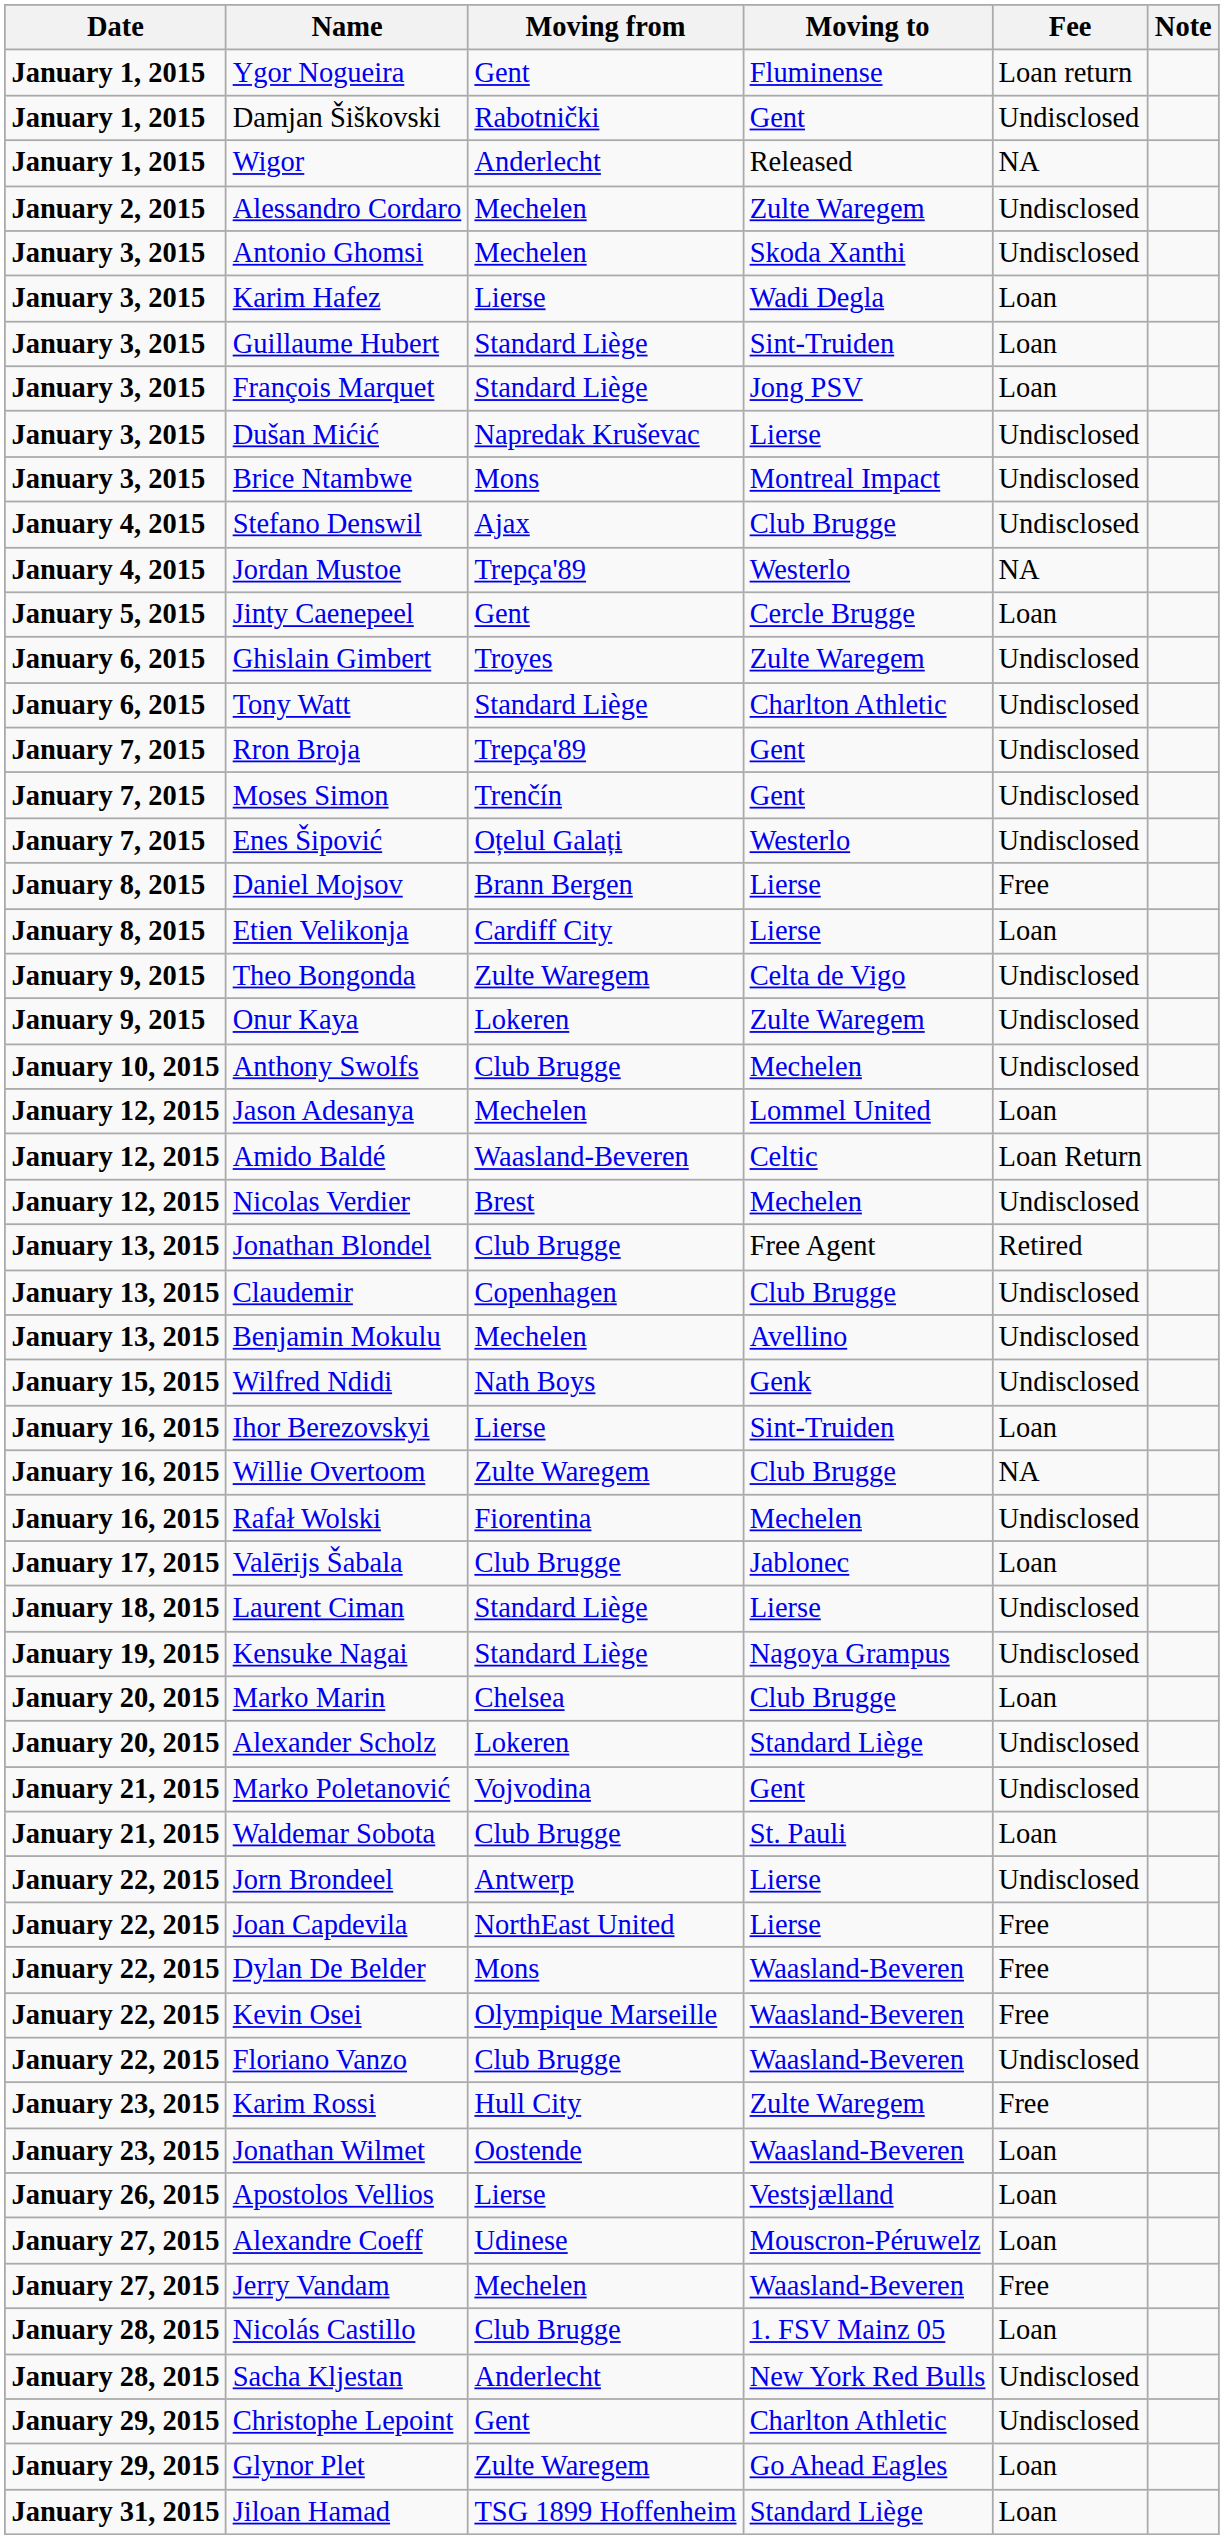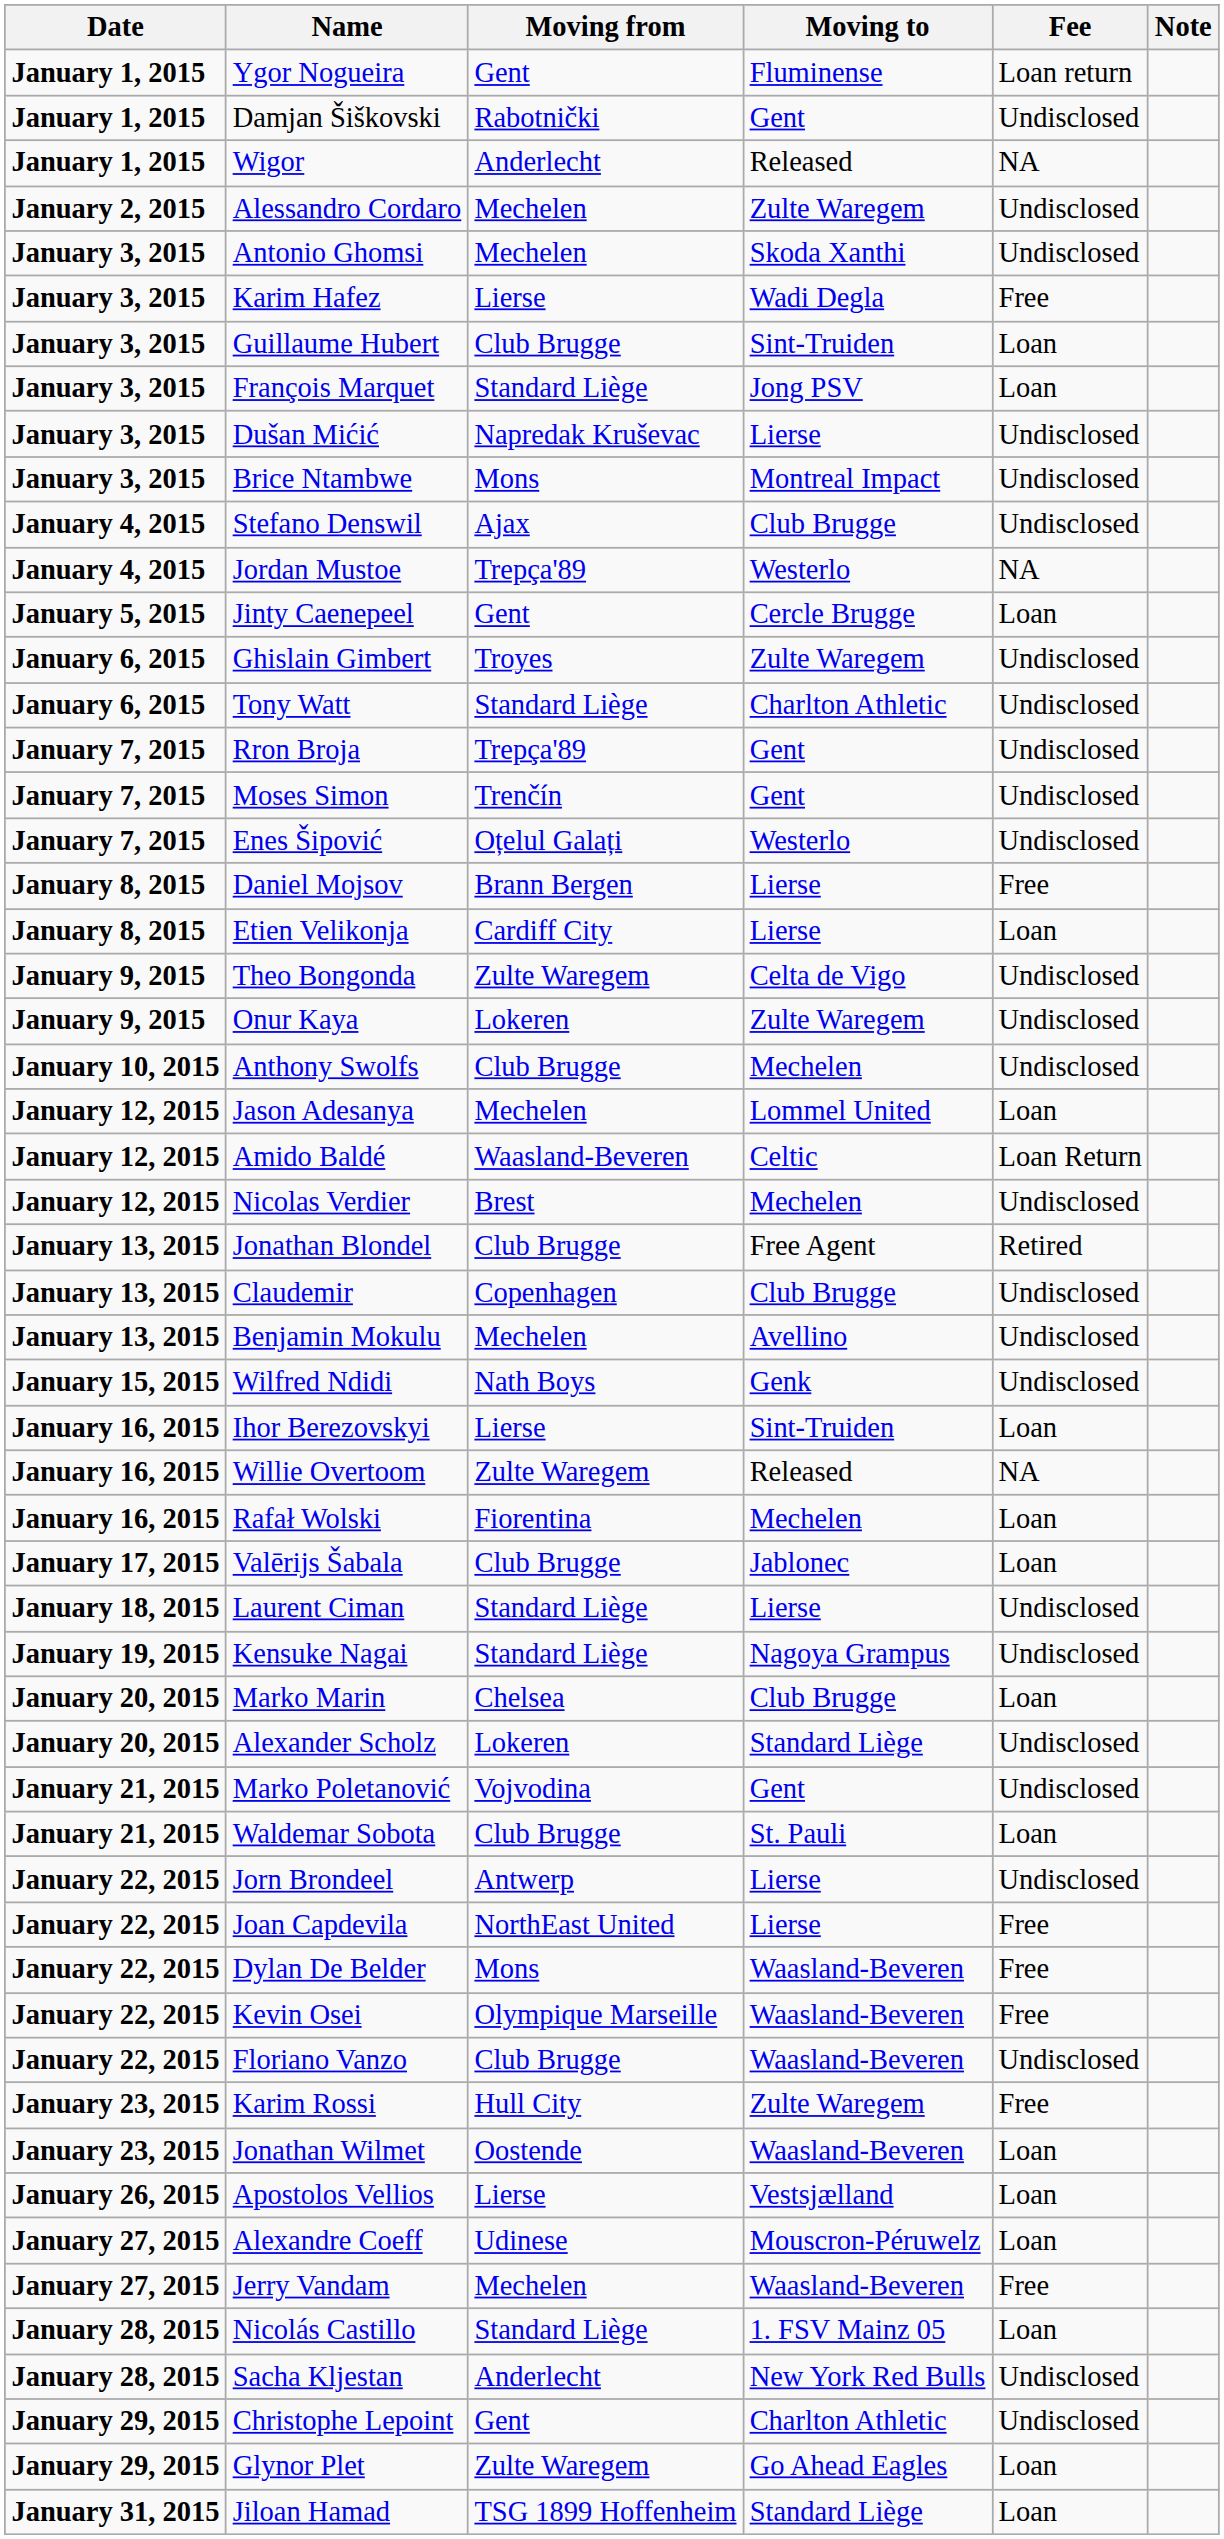(1028, 298) Loan -> (1024, 298) Free
(561, 343) Standard Liège -> (548, 343) Club Brugge
(823, 1472) Club Brugge -> (801, 1472) Released
(1069, 1517) Undisclosed -> (1028, 1517) Loan
(548, 2330) Club Brugge -> (561, 2330) Standard Liège
